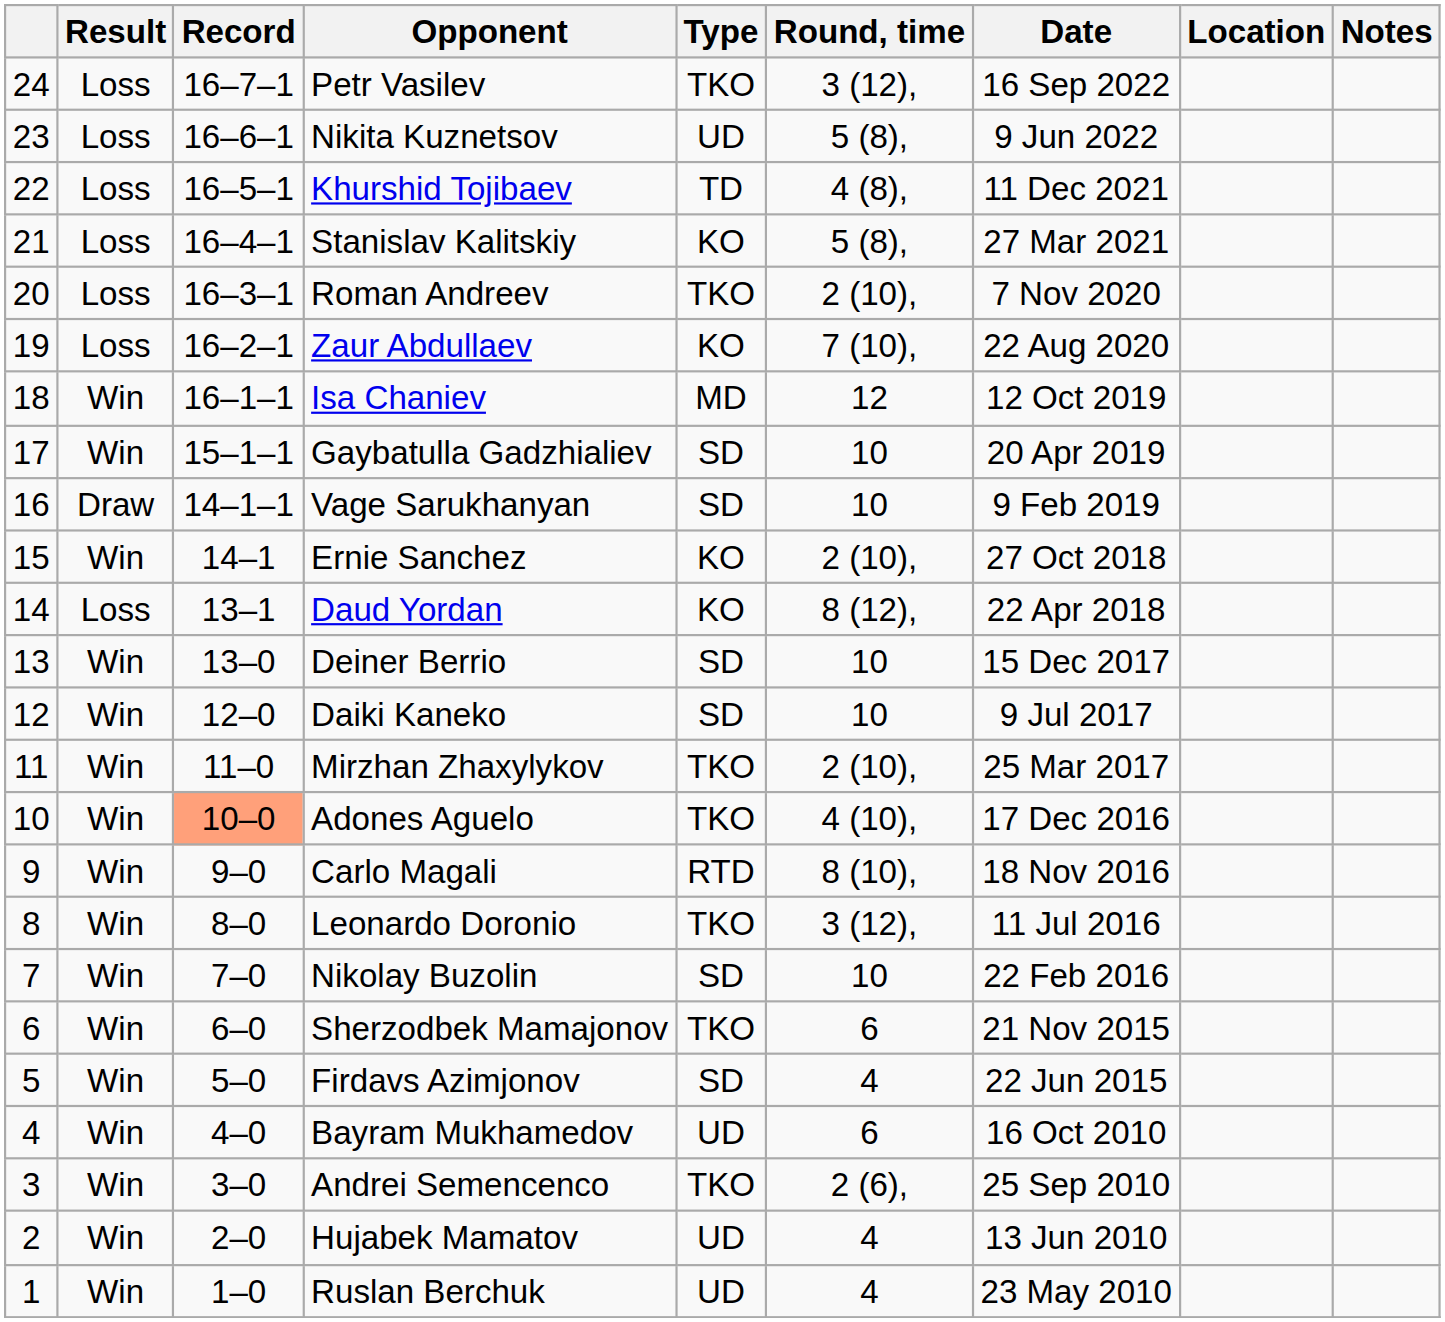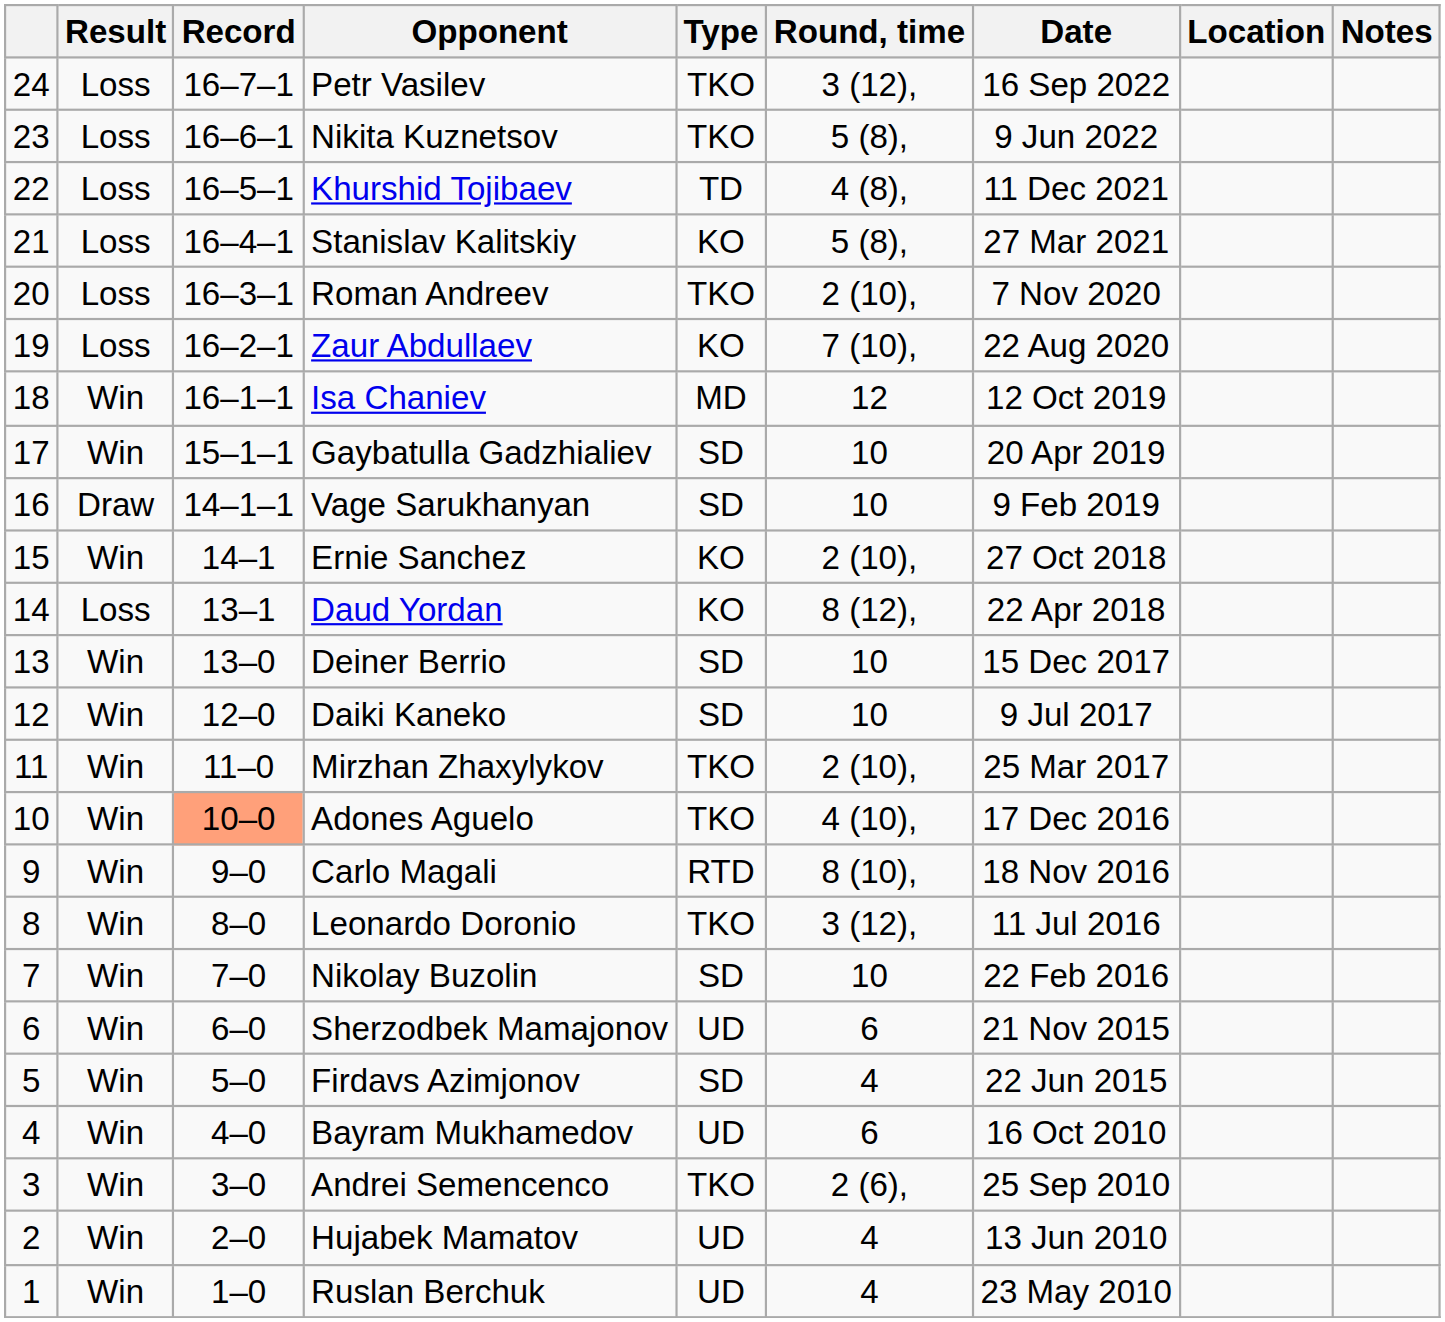(721, 136) UD -> (721, 136) TKO
(721, 1028) TKO -> (721, 1028) UD
